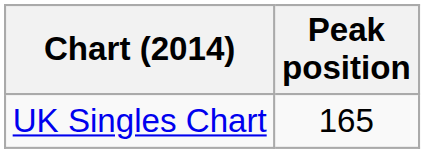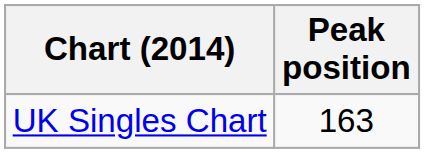(346, 120) 165 -> (346, 120) 163
